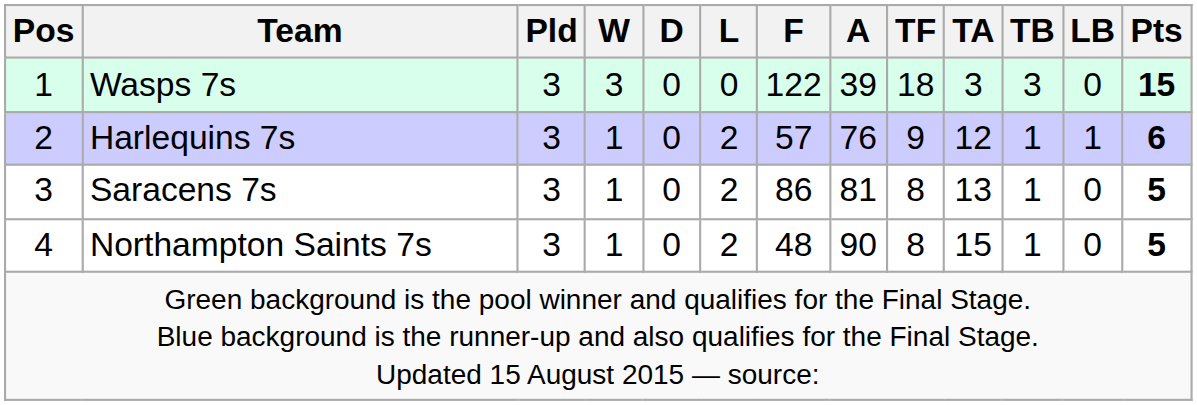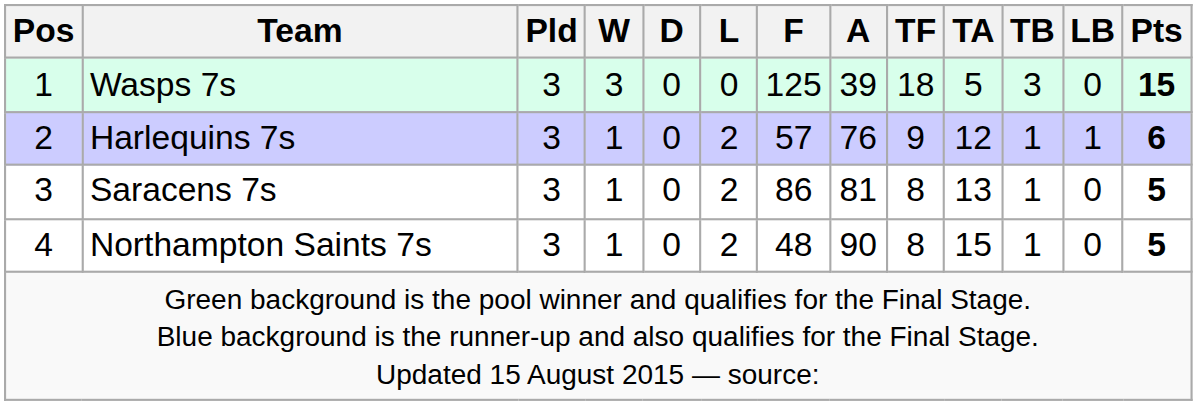(794, 84) 122 -> (794, 84) 125
(973, 84) 3 -> (973, 84) 5
